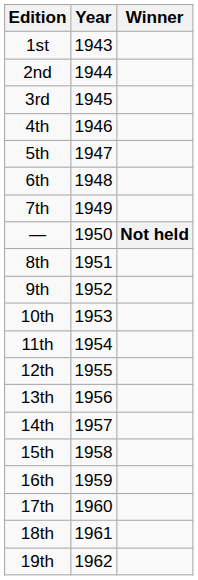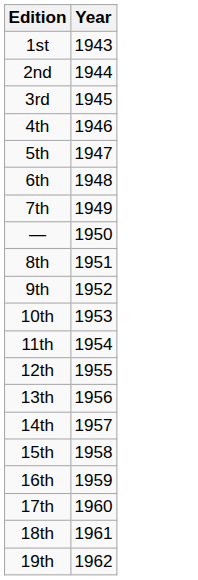- column: (155, 18)
